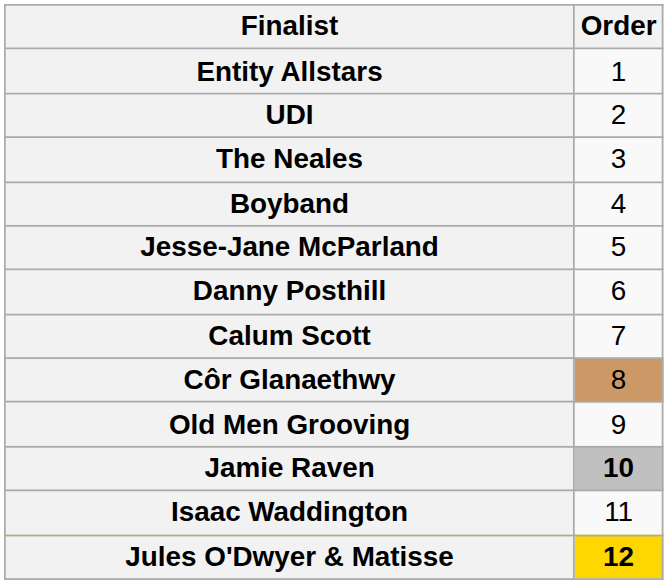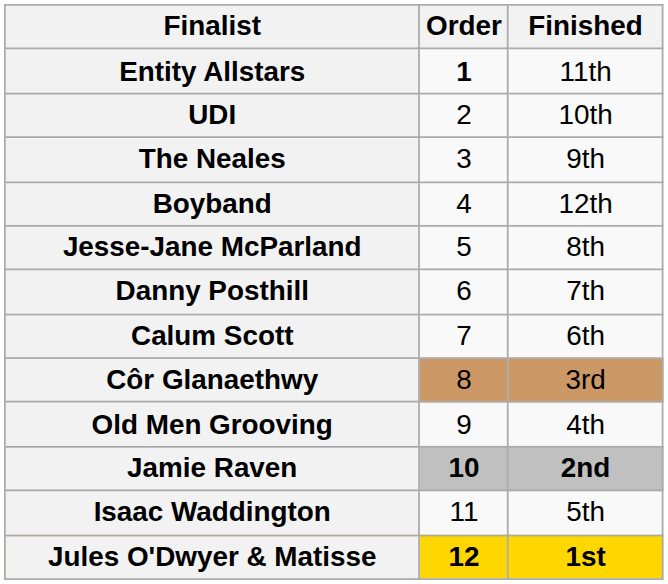+ column: (586, 26)
(619, 70) normal -> (464, 70) bold
